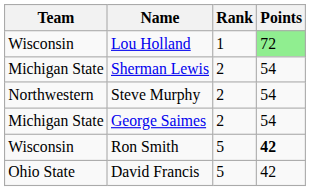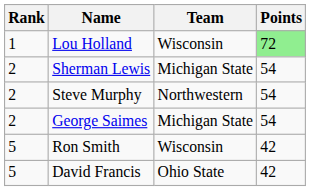columns swapped: (235, 17) <-> (56, 17)
(268, 147) bold -> (268, 147) normal
